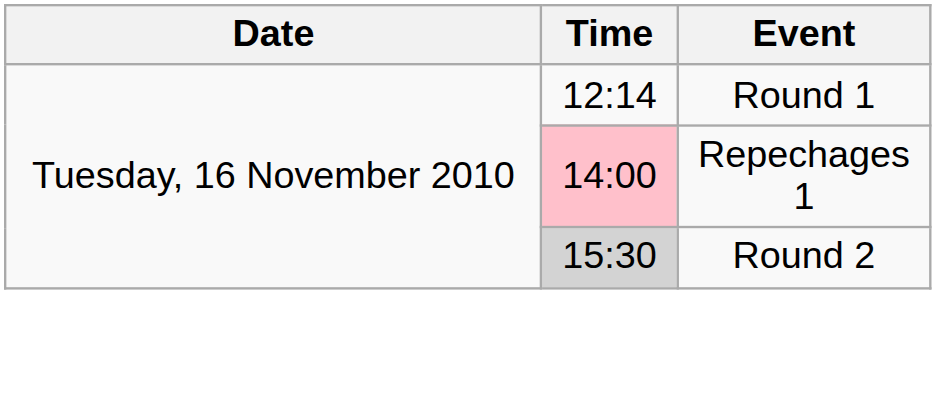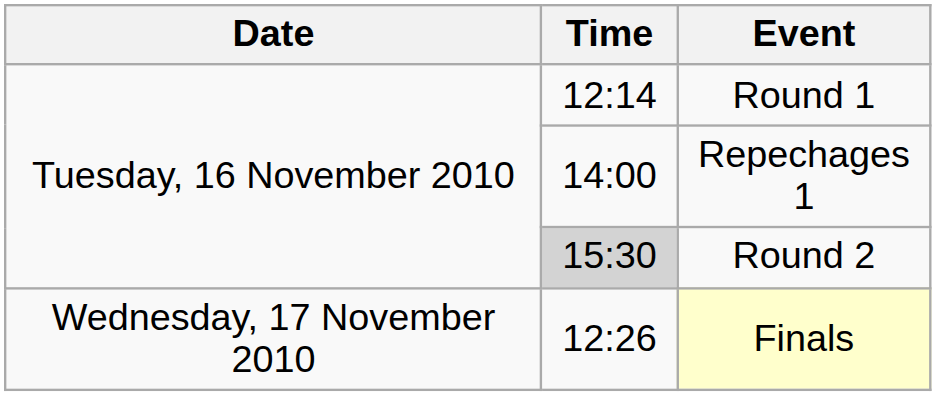(609, 175) pink background -> (609, 175) no background
+ row: (804, 337)
